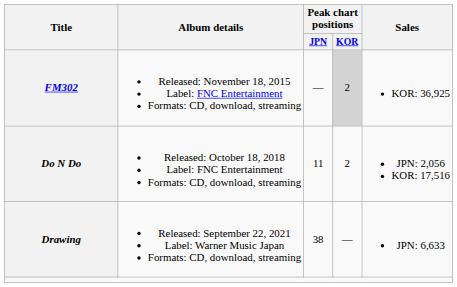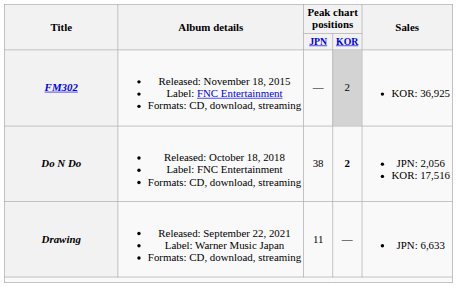(318, 163) 11 -> (318, 163) 38
(347, 163) normal -> (347, 163) bold
(318, 239) 38 -> (318, 239) 11
